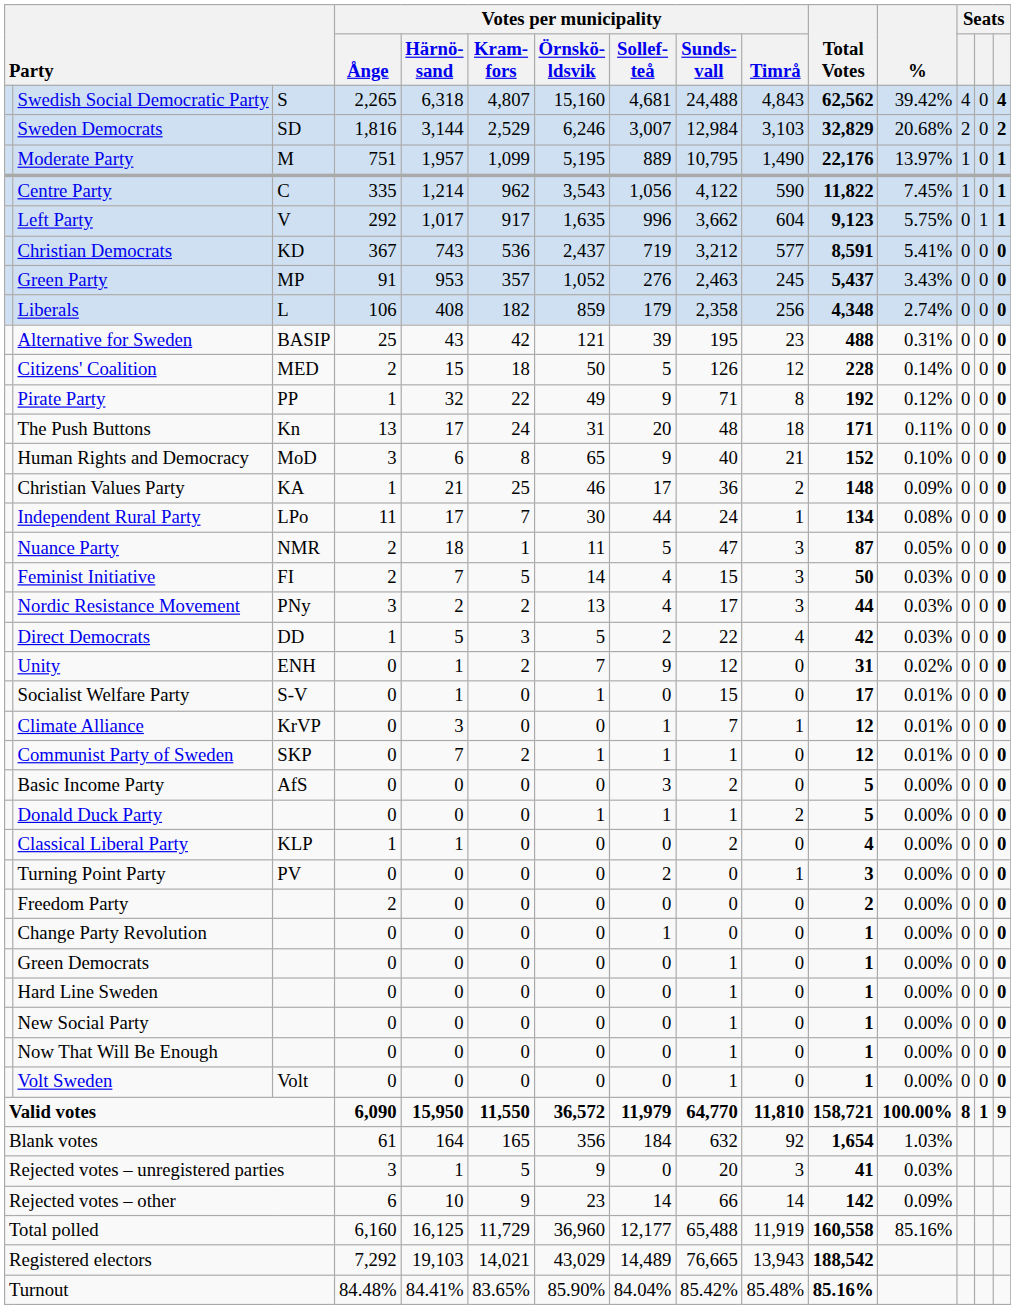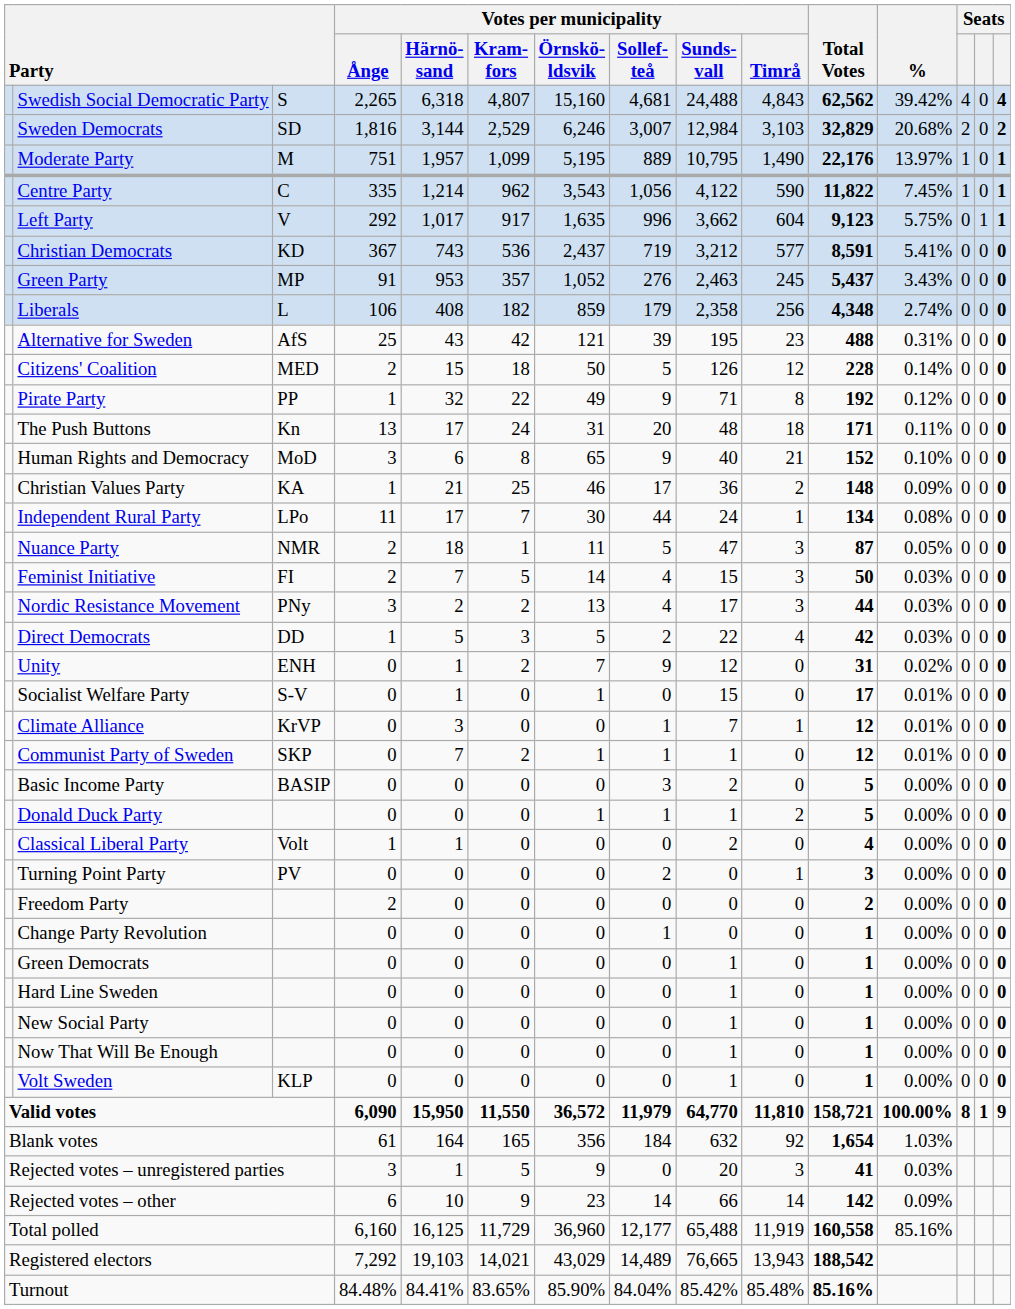(304, 339) BASIP -> (292, 339) AfS
(292, 784) AfS -> (304, 784) BASIP
(295, 844) KLP -> (293, 844) Volt
(293, 1081) Volt -> (295, 1081) KLP
